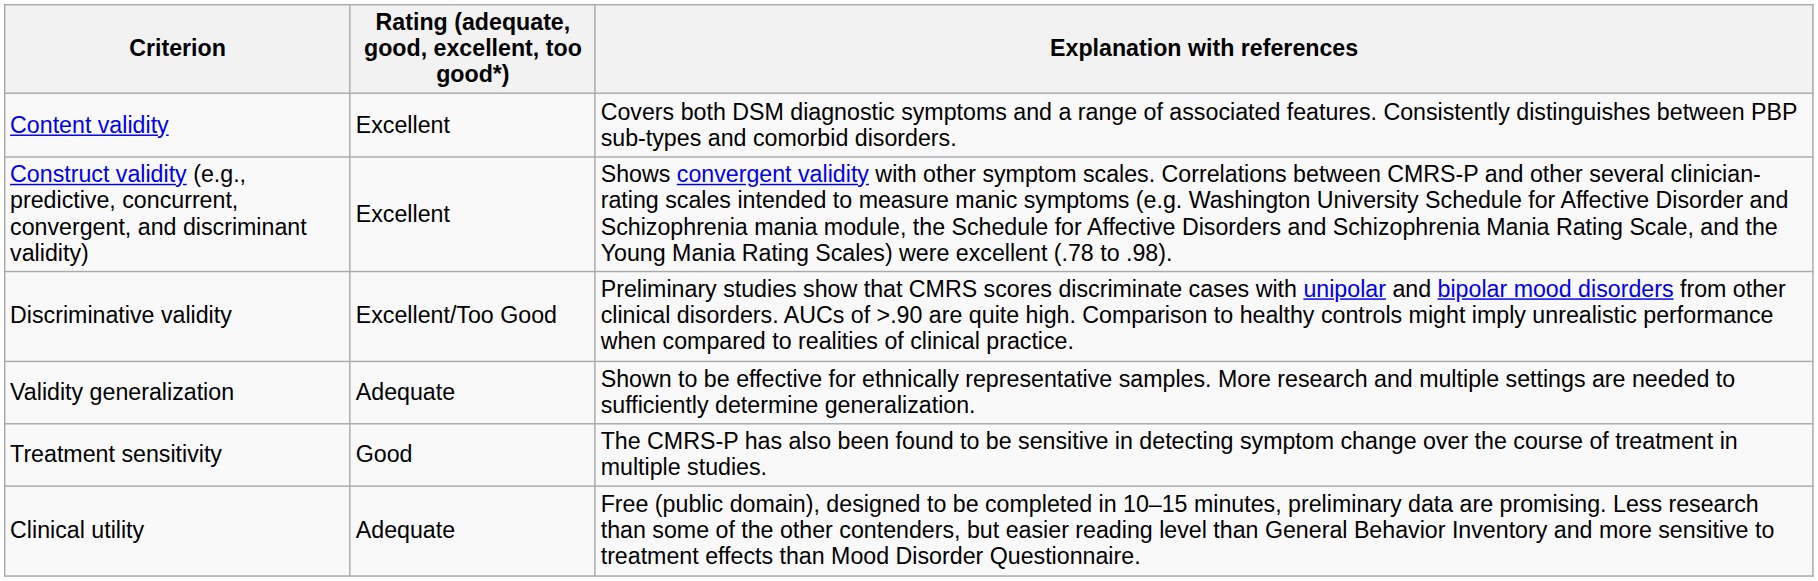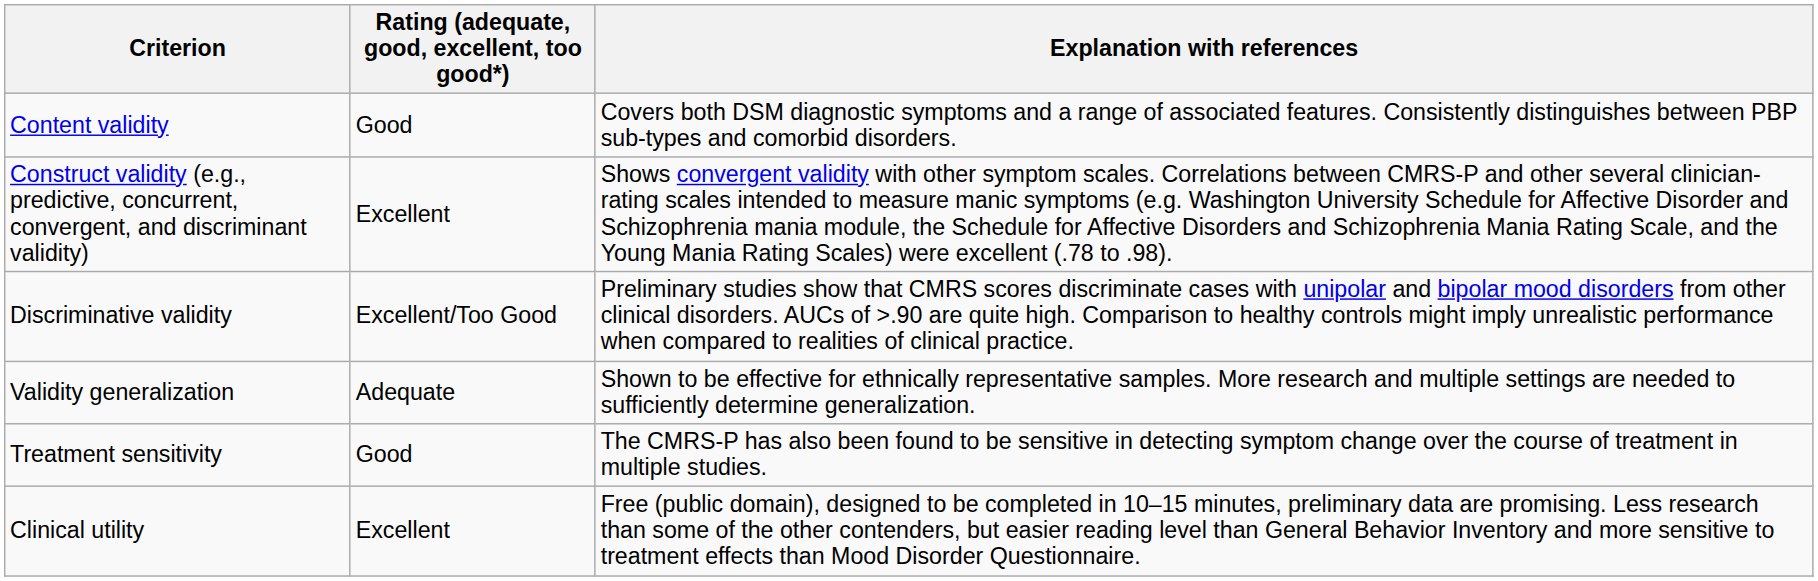(403, 124) Excellent -> (384, 124) Good
(405, 530) Adequate -> (403, 530) Excellent
